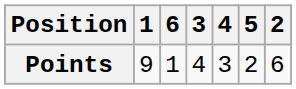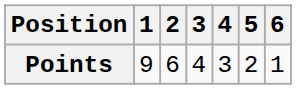columns swapped: (277, 25) <-> (173, 25)
